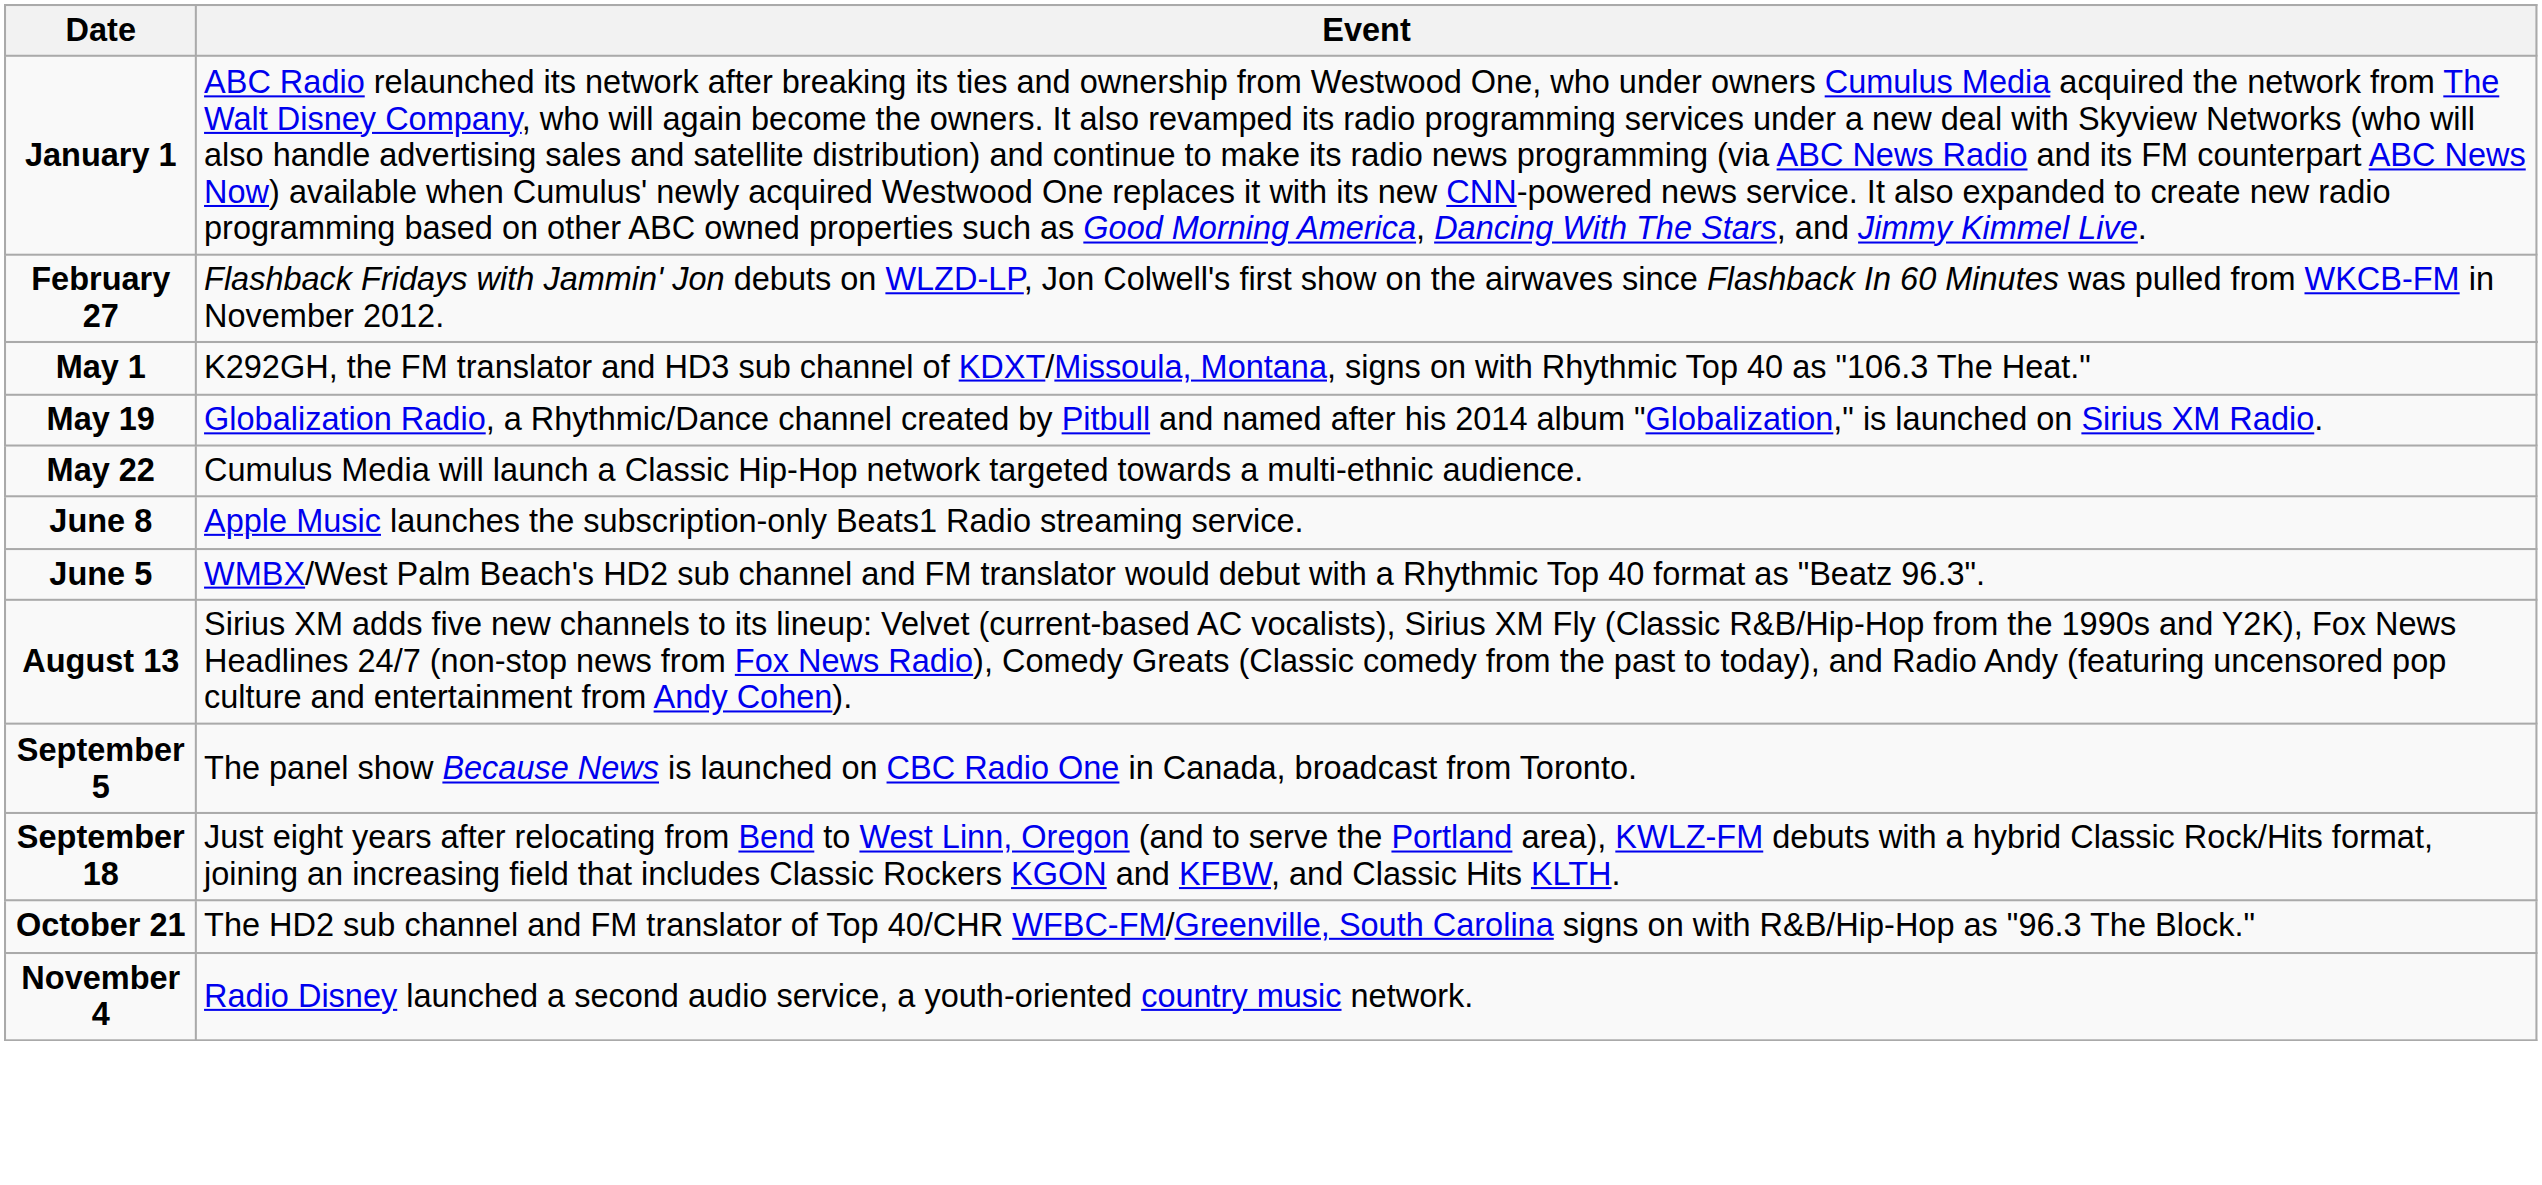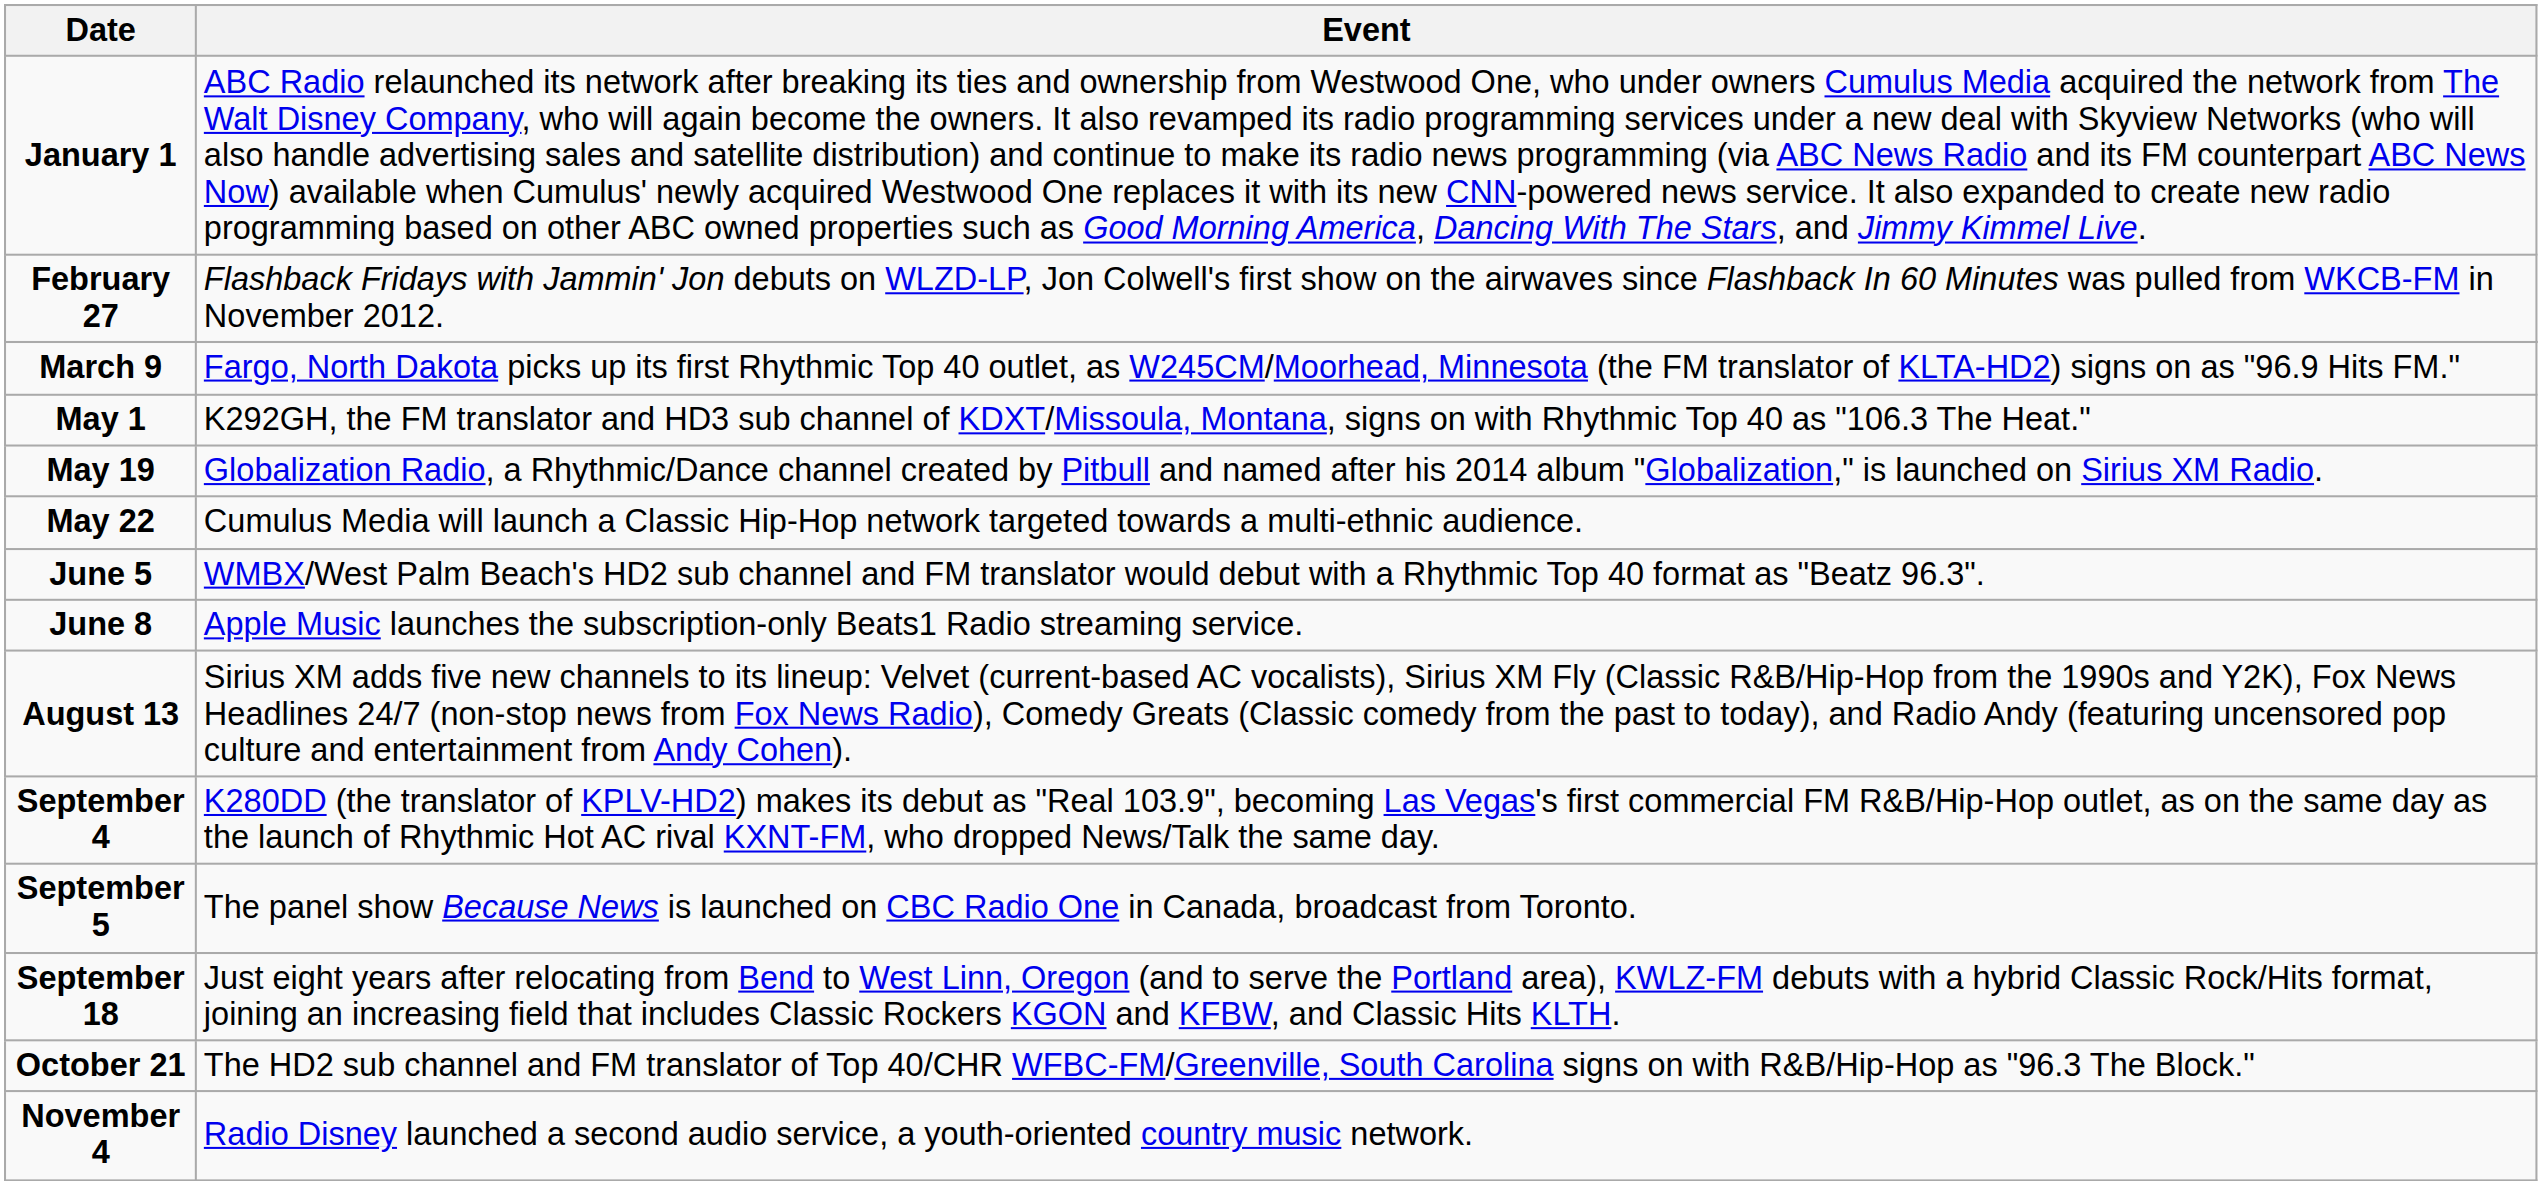+ row: (101, 367)
rows swapped: (101, 573) <-> (101, 522)
+ row: (101, 819)
